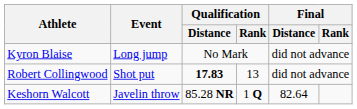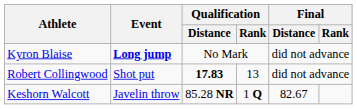(140, 54) normal -> (142, 54) bold
(294, 94) 82.64 -> (294, 94) 82.67
